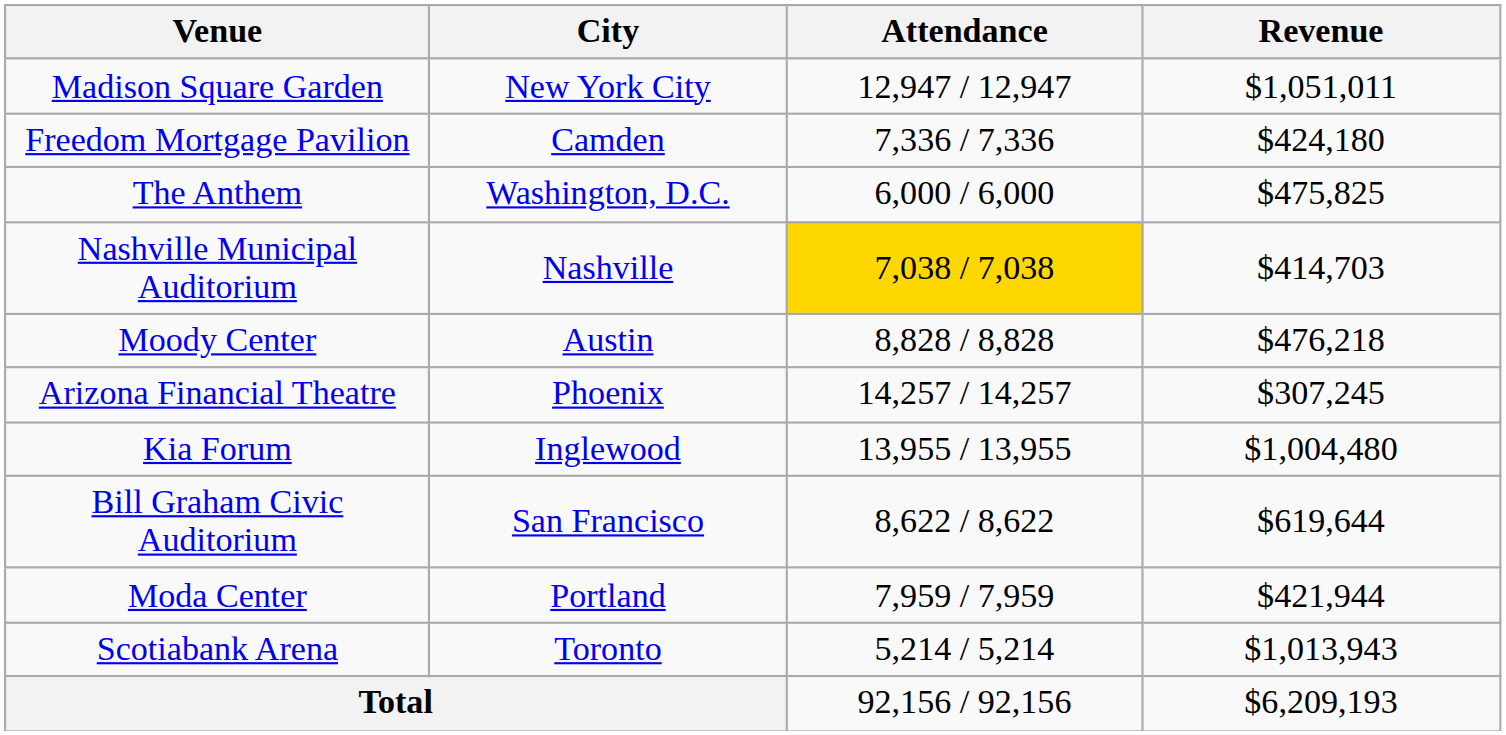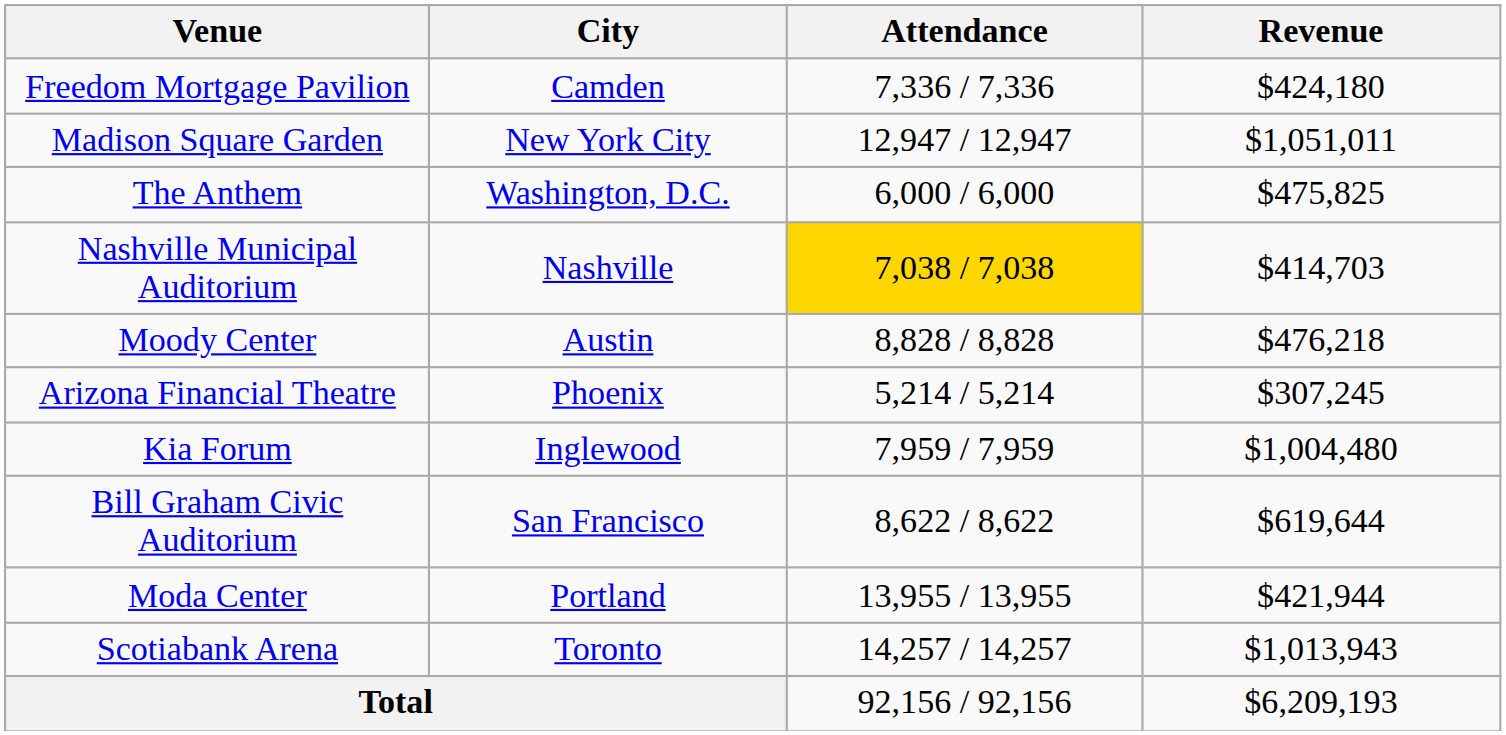rows swapped: (217, 85) <-> (217, 139)
(964, 394) 14,257 / 14,257 -> (964, 394) 5,214 / 5,214
(964, 448) 13,955 / 13,955 -> (964, 448) 7,959 / 7,959
(964, 594) 7,959 / 7,959 -> (964, 594) 13,955 / 13,955
(964, 648) 5,214 / 5,214 -> (964, 648) 14,257 / 14,257
